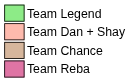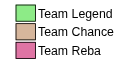- row: (76, 32)
